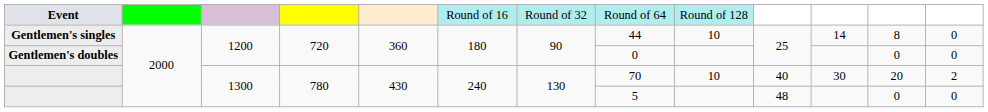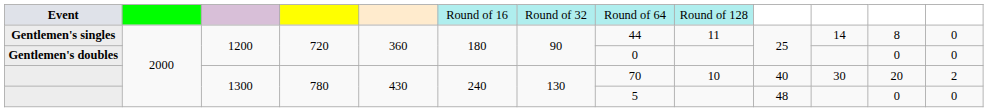(714, 35) 10 -> (714, 35) 11
